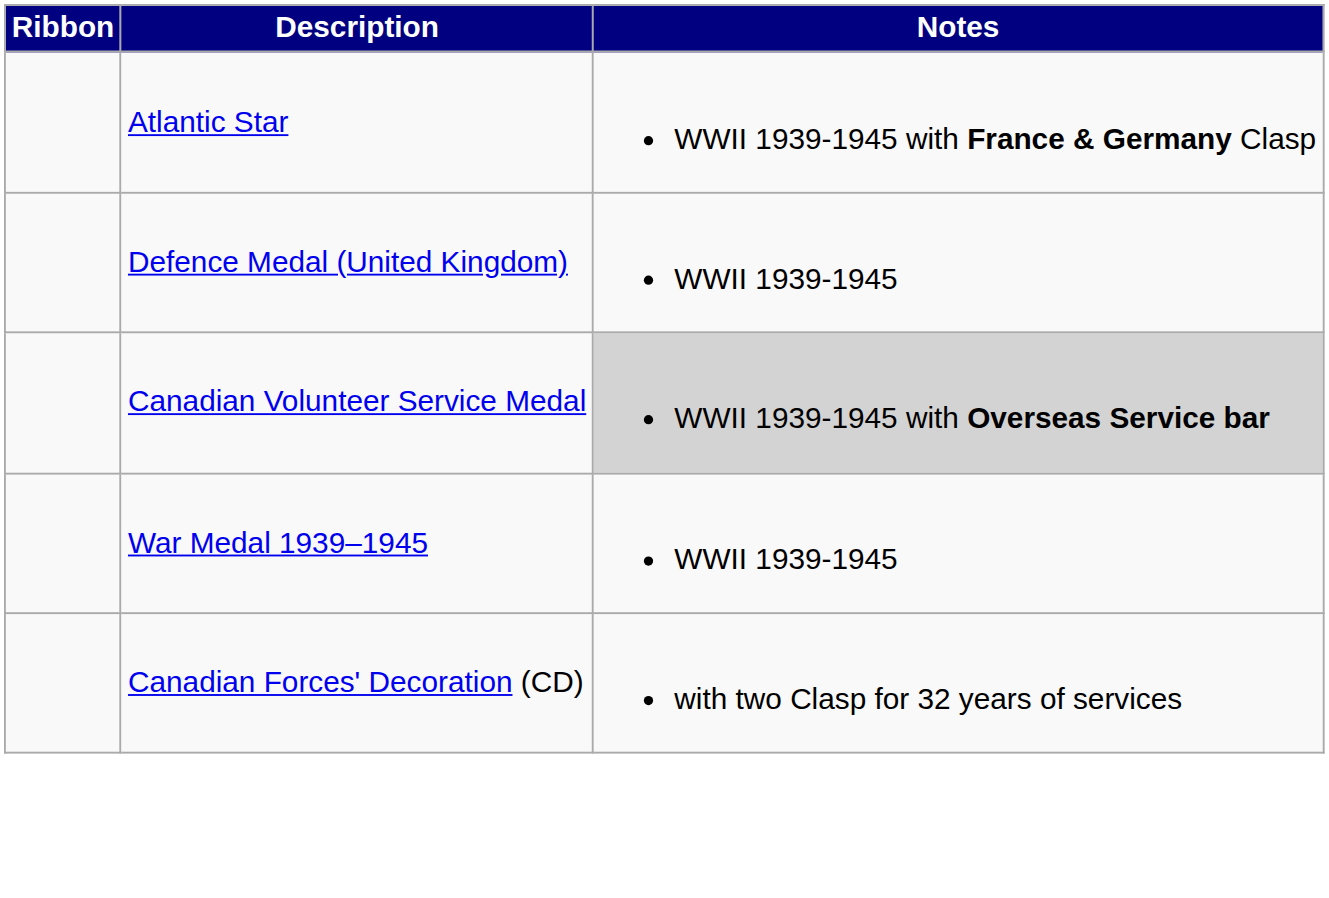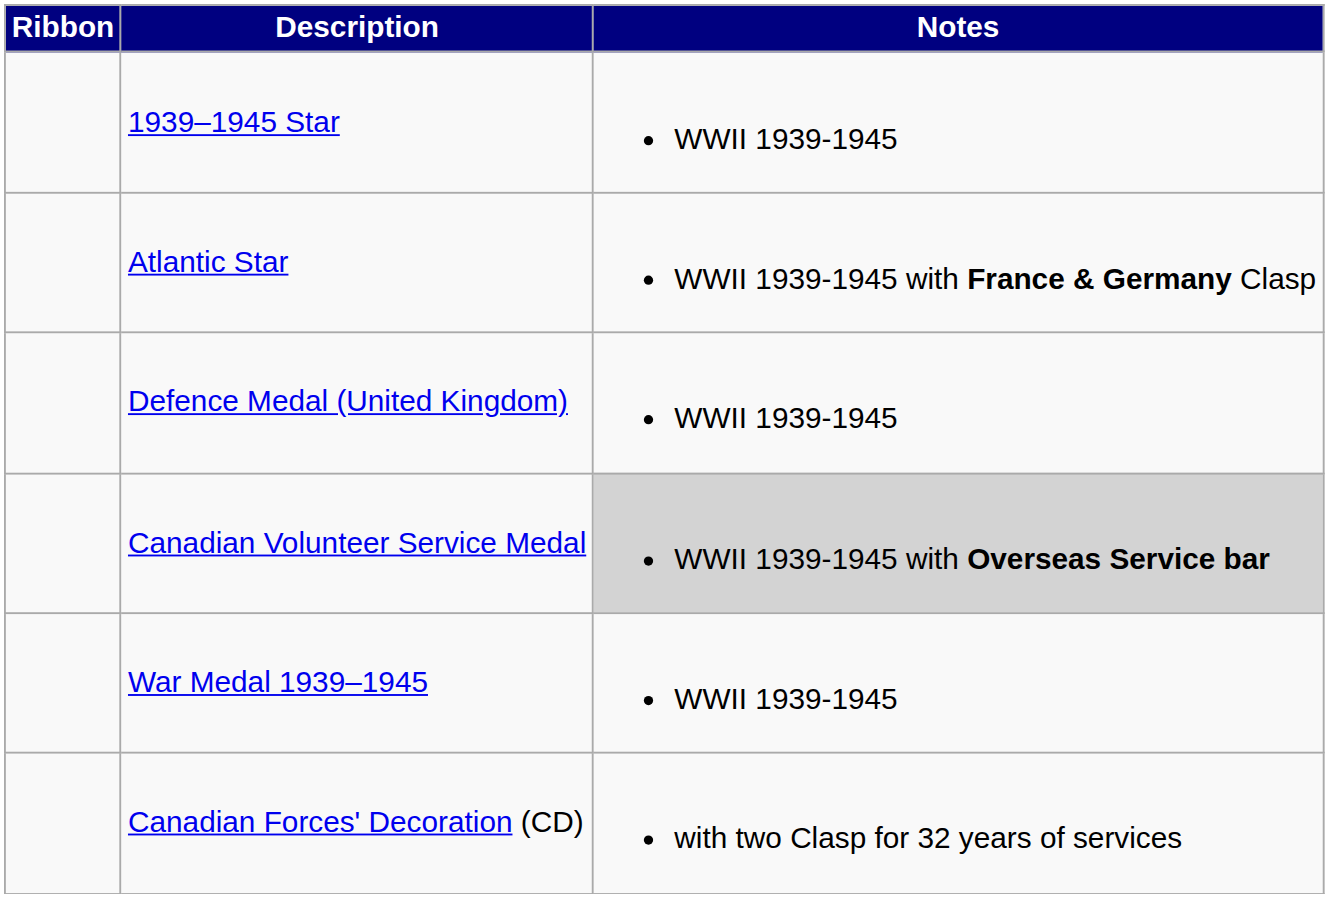+ row: (234, 121)
